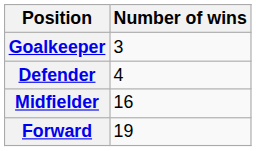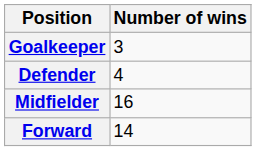(123, 131) 19 -> (123, 131) 14
